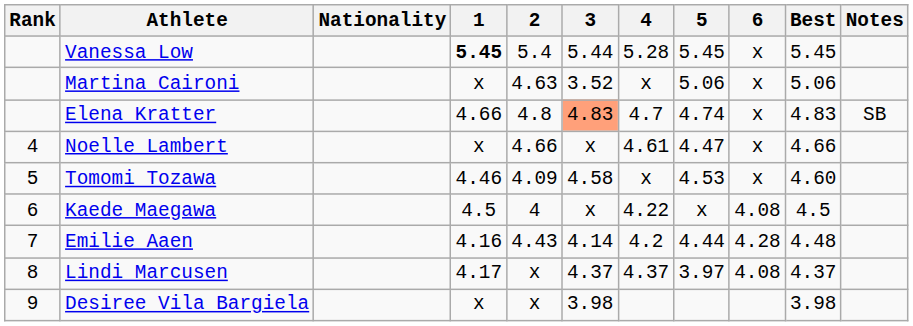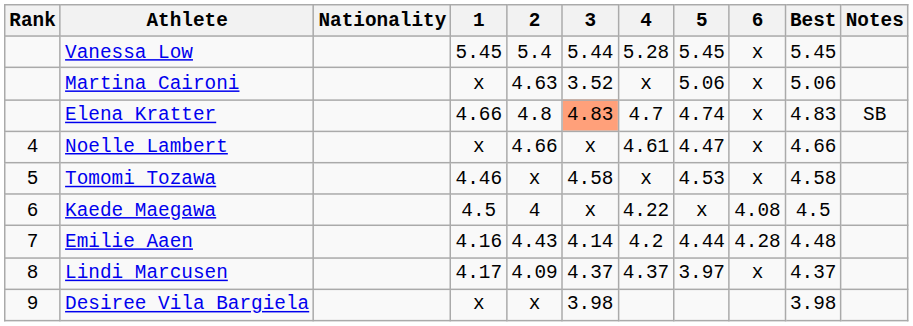(479, 52) bold -> (479, 52) normal
(535, 178) 4.09 -> (535, 178) x
(813, 178) 4.60 -> (813, 178) 4.58
(535, 273) x -> (535, 273) 4.09
(757, 273) 4.08 -> (757, 273) x
